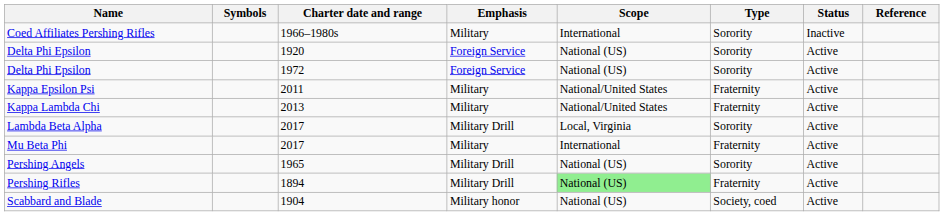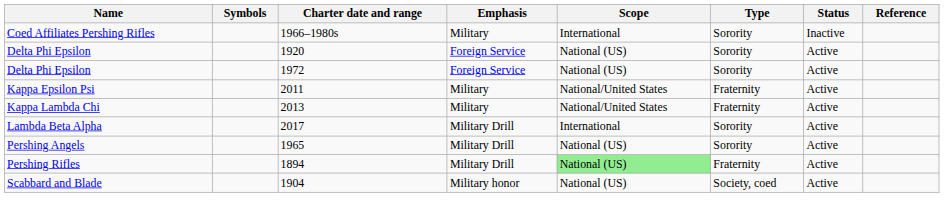(595, 126) Local, Virginia -> (590, 126) International
- row: (37, 145)
